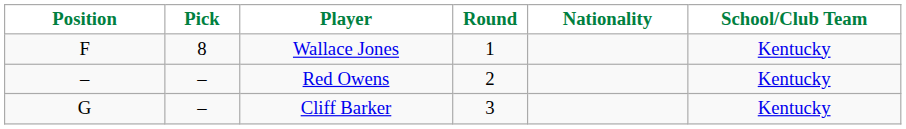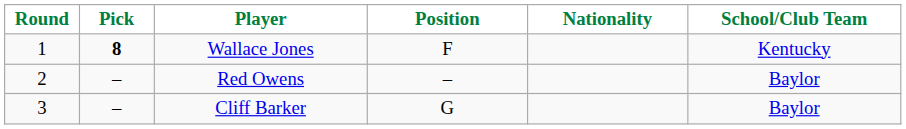columns swapped: (490, 19) <-> (85, 19)
(202, 49) normal -> (117, 49) bold
(794, 78) Kentucky -> (794, 78) Baylor
(794, 108) Kentucky -> (794, 108) Baylor
